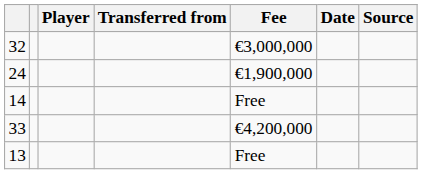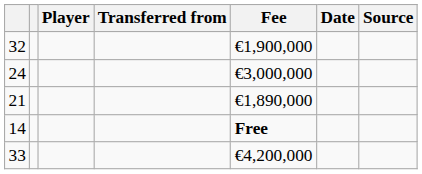(274, 45) €3,000,000 -> (274, 45) €1,900,000
(274, 73) €1,900,000 -> (274, 73) €3,000,000
+ row: (17, 100)
(250, 100) normal -> (251, 127) bold
- row: (17, 155)
